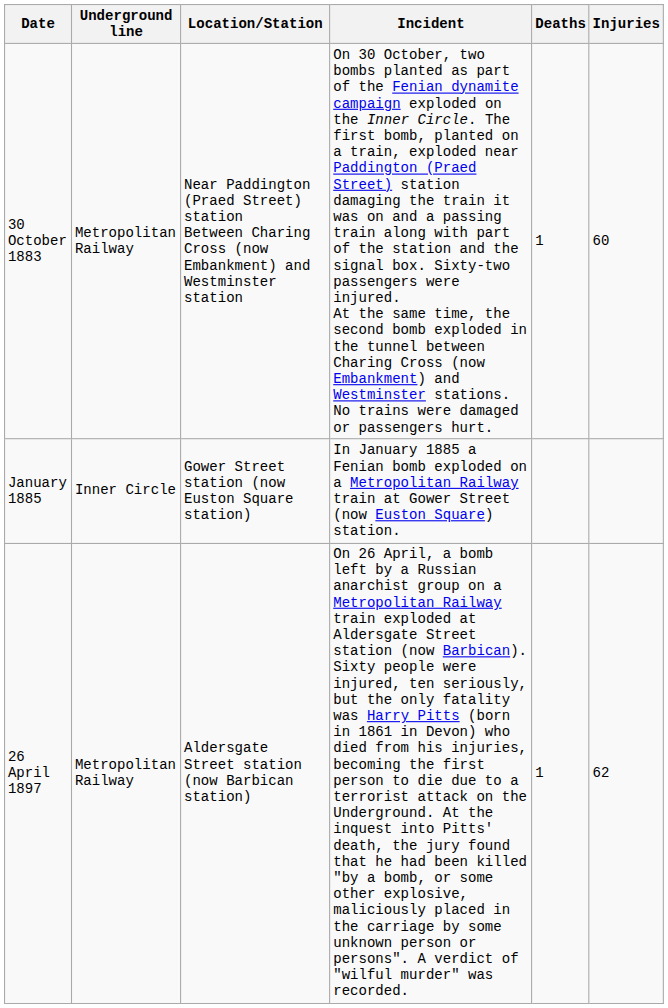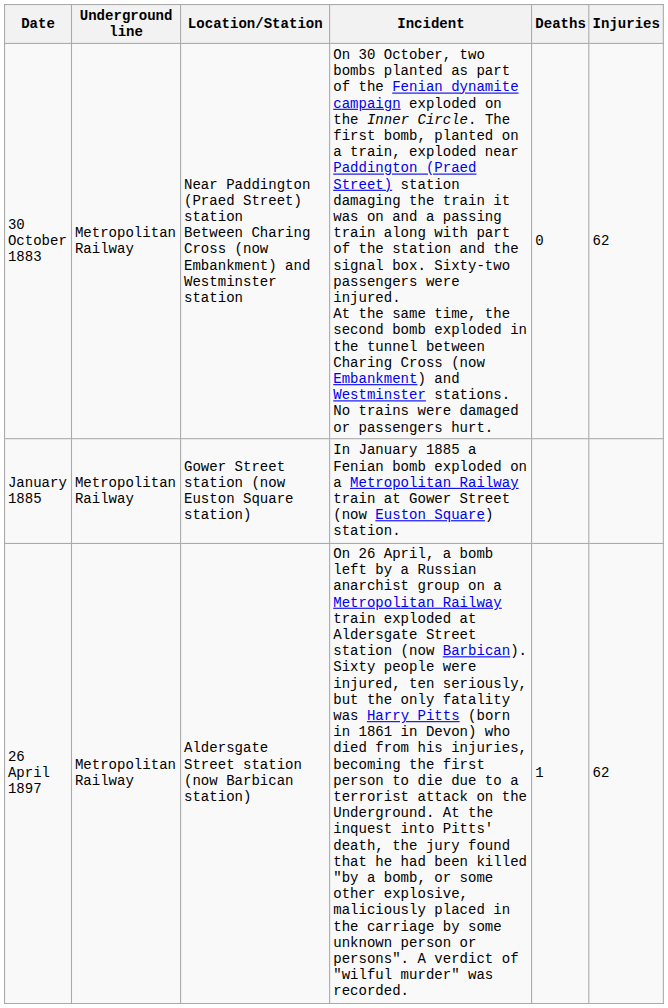(540, 241) 1 -> (540, 241) 0
(601, 241) 60 -> (601, 241) 62
(125, 491) Inner Circle -> (125, 491) Metropolitan Railway
